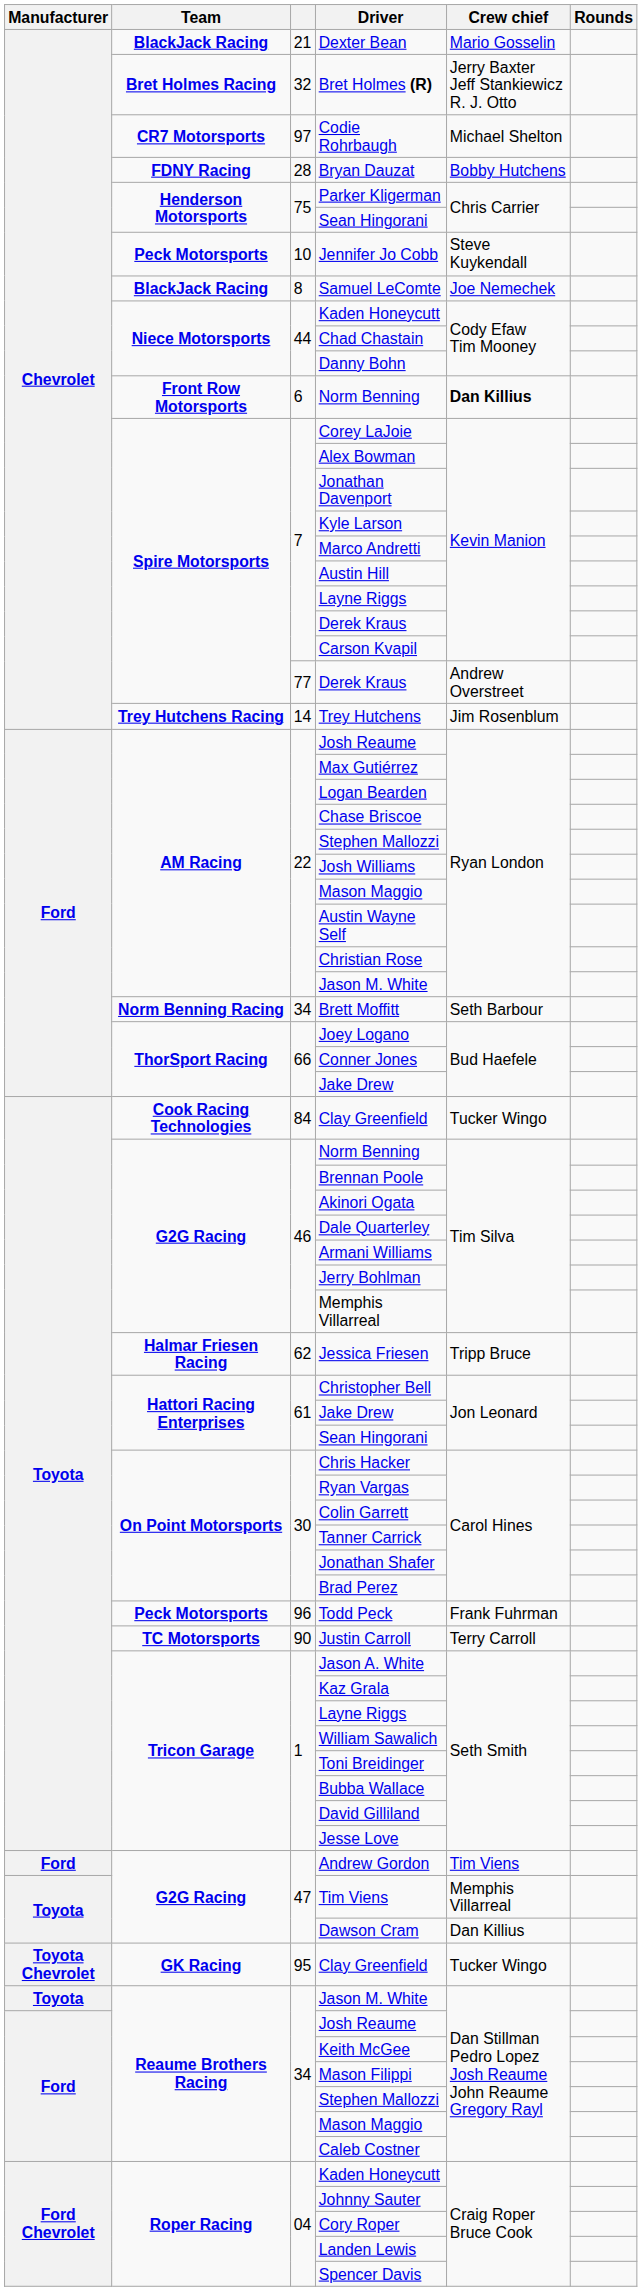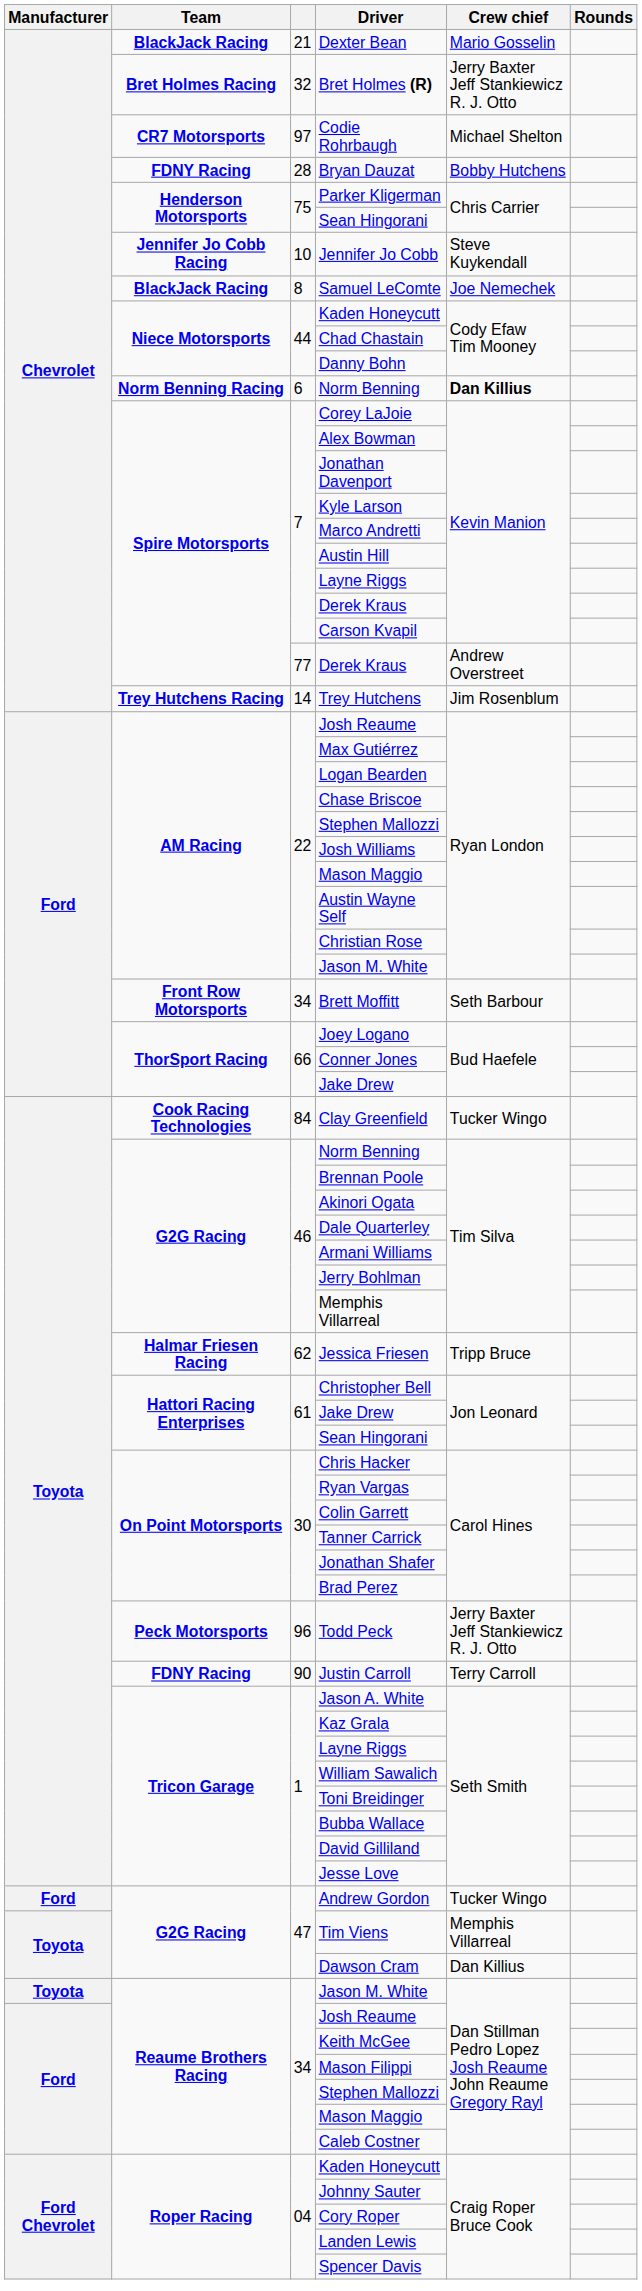(201, 254) Peck Motorsports -> (201, 254) Jennifer Jo Cobb Racing
(201, 397) Front Row Motorsports -> (201, 388) Norm Benning Racing
(201, 1010) Norm Benning Racing -> (201, 1001) Front Row Motorsports
(504, 1613) Frank Fuhrman -> (506, 1631) Jerry Baxter Jeff Stankiewicz R. J. Otto
(201, 1638) TC Motorsports -> (201, 1673) FDNY Racing
(485, 1863) Tim Viens -> (498, 1899) Tucker Wingo
- row: (303, 1965)
